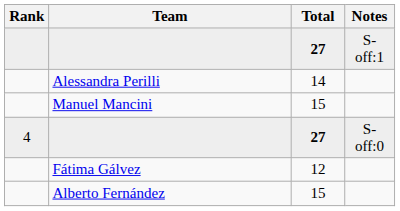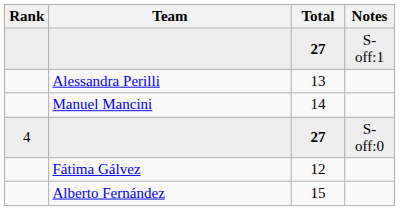(318, 81) 14 -> (318, 81) 13
(318, 104) 15 -> (318, 104) 14
